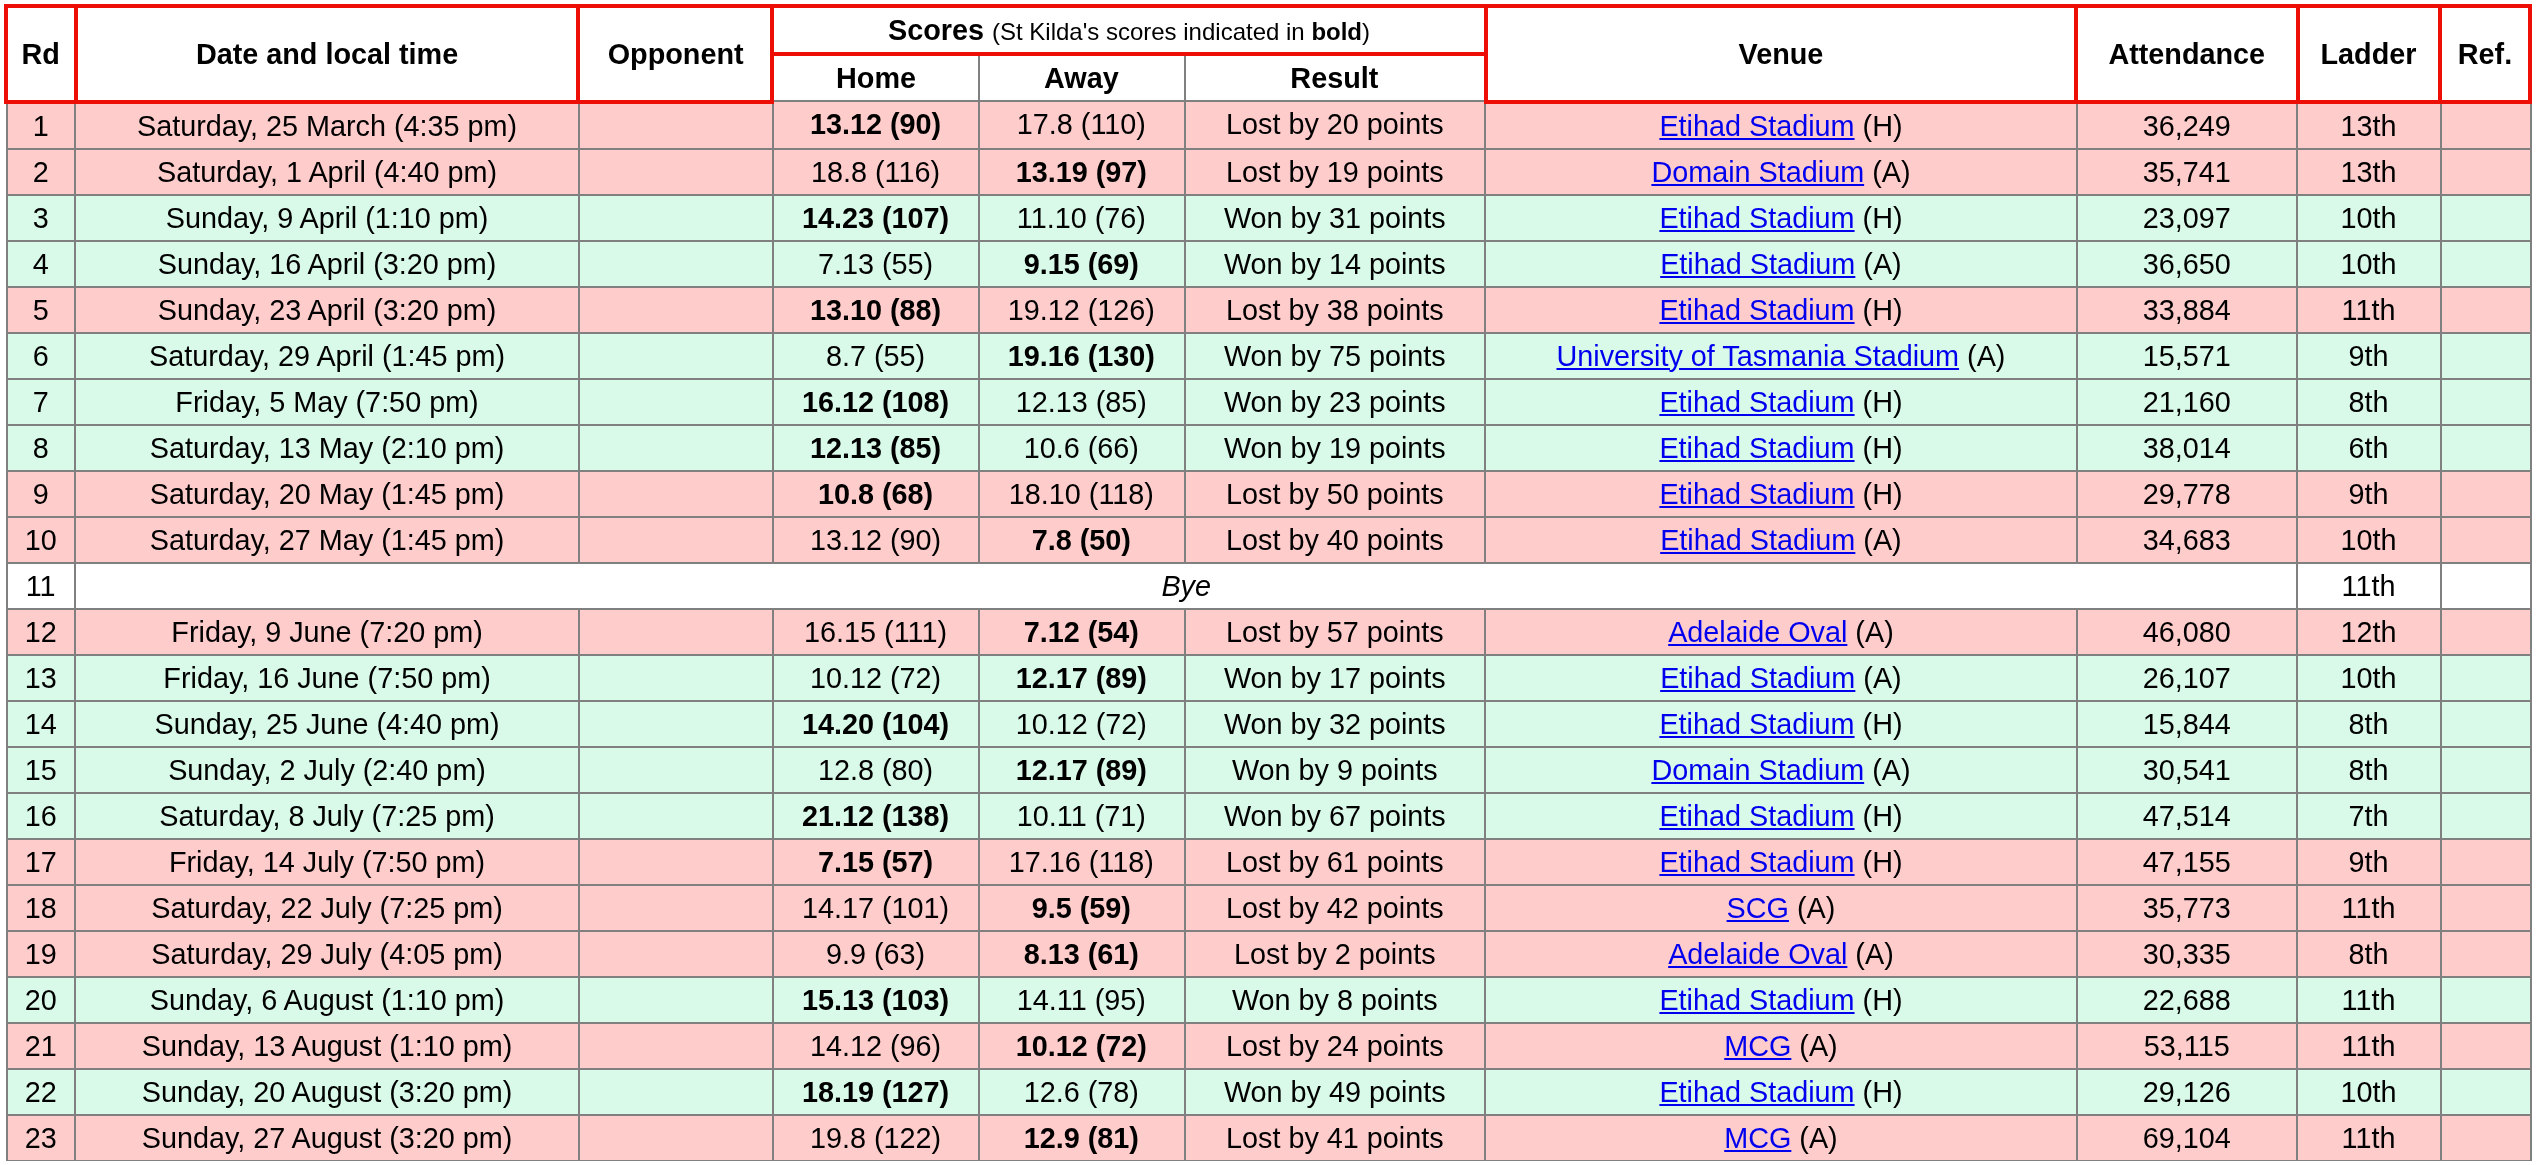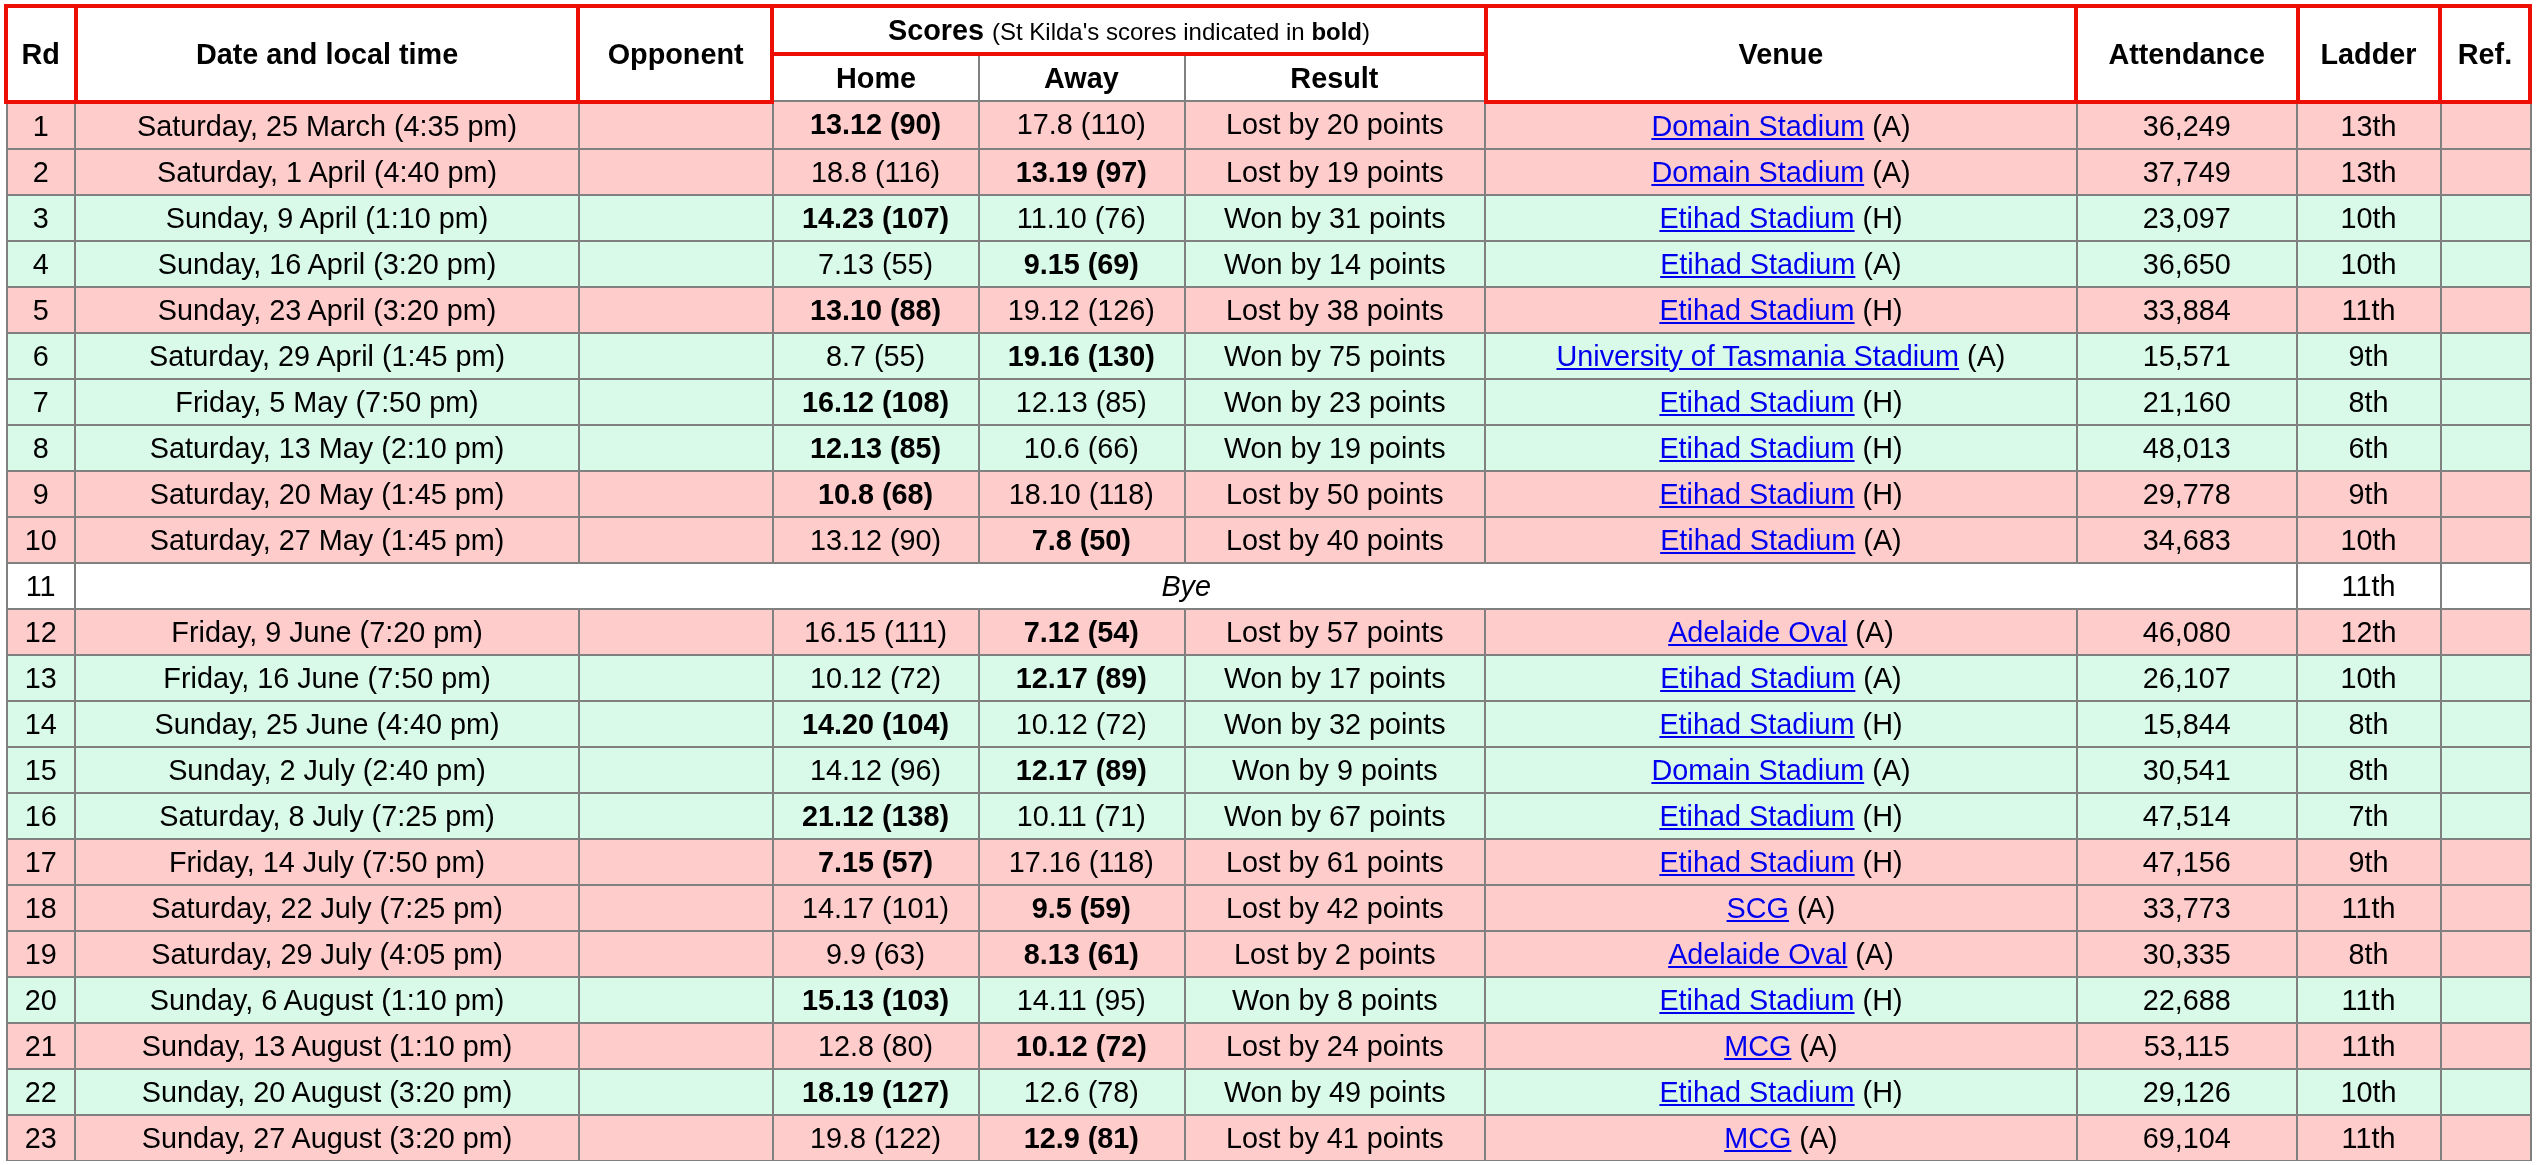(1781, 125) Etihad Stadium (H) -> (1781, 125) Domain Stadium (A)
(2187, 171) 35,741 -> (2187, 171) 37,749
(2187, 447) 38,014 -> (2187, 447) 48,013
(876, 769) 12.8 (80) -> (876, 769) 14.12 (96)
(2187, 861) 47,155 -> (2187, 861) 47,156
(2187, 907) 35,773 -> (2187, 907) 33,773
(876, 1045) 14.12 (96) -> (876, 1045) 12.8 (80)
